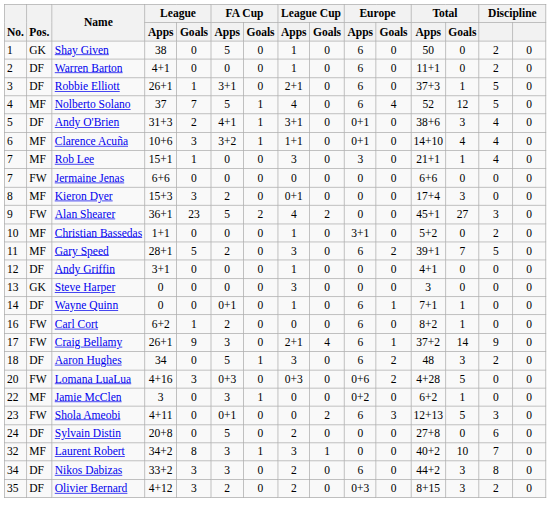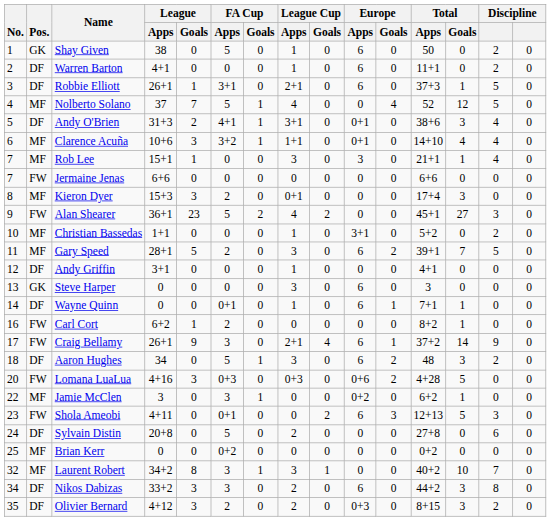(360, 104) 6 -> (360, 104) 0
(360, 287) 0 -> (360, 287) 6
(360, 324) 6 -> (360, 324) 0
+ row: (80, 452)
